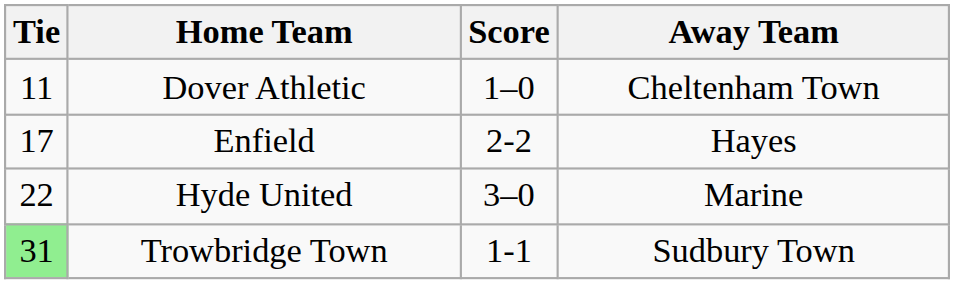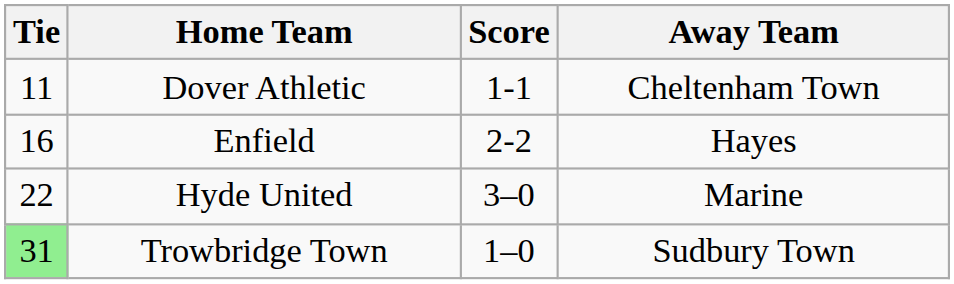(509, 86) 1–0 -> (509, 86) 1-1
(37, 140) 17 -> (37, 140) 16
(509, 250) 1-1 -> (509, 250) 1–0
